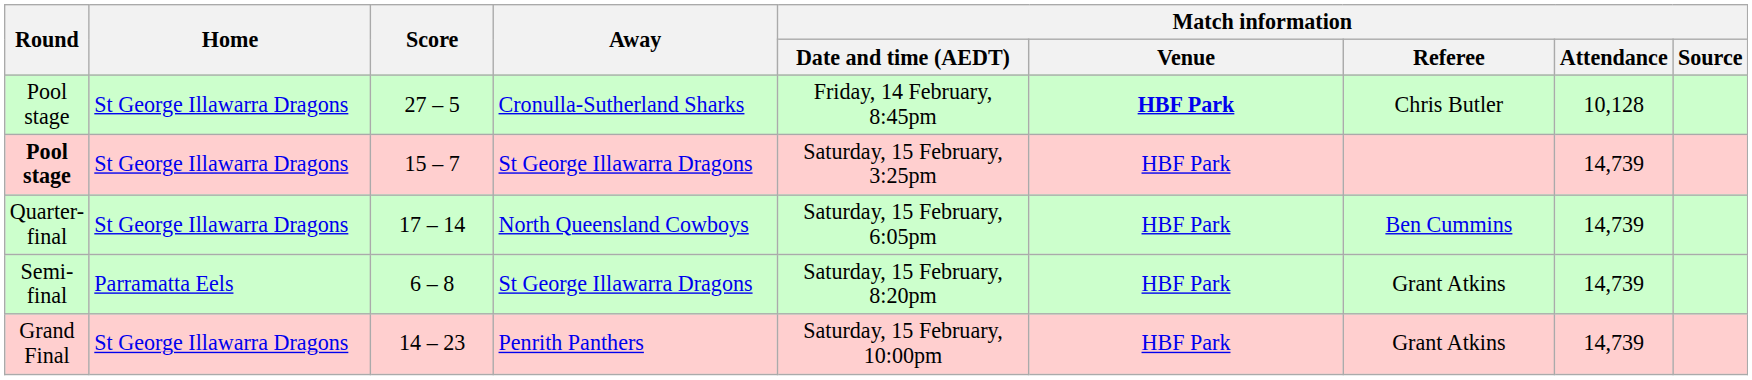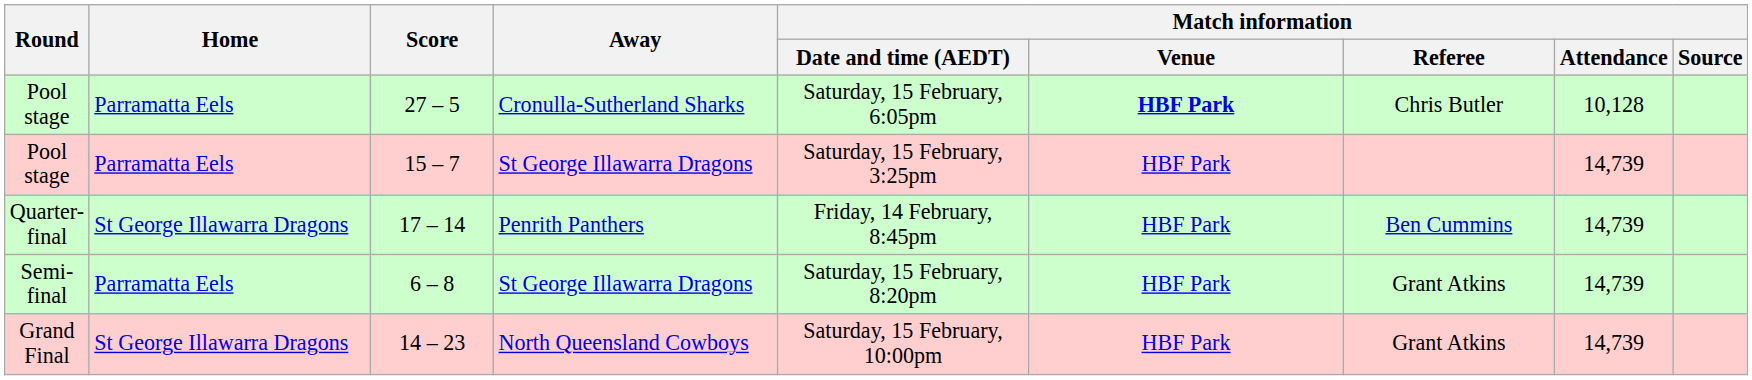(221, 104) St George Illawarra Dragons -> (164, 104) Parramatta Eels
(903, 104) Friday, 14 February, 8:45pm -> (903, 104) Saturday, 15 February, 6:05pm
(47, 164) bold -> (47, 164) normal
(221, 164) St George Illawarra Dragons -> (164, 164) Parramatta Eels
(624, 224) North Queensland Cowboys -> (571, 224) Penrith Panthers
(903, 224) Saturday, 15 February, 6:05pm -> (903, 224) Friday, 14 February, 8:45pm
(571, 343) Penrith Panthers -> (624, 343) North Queensland Cowboys
